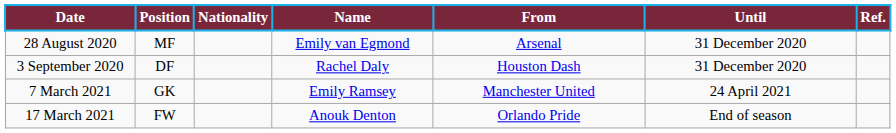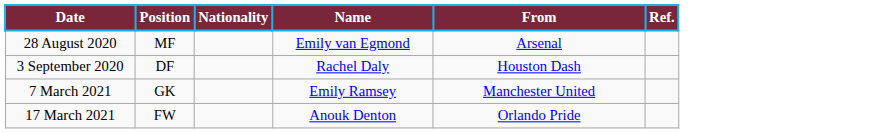- column: (750, 18)
